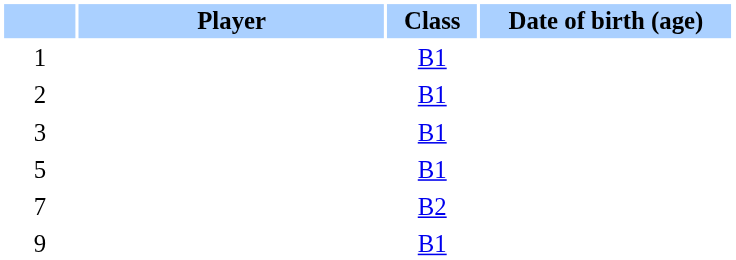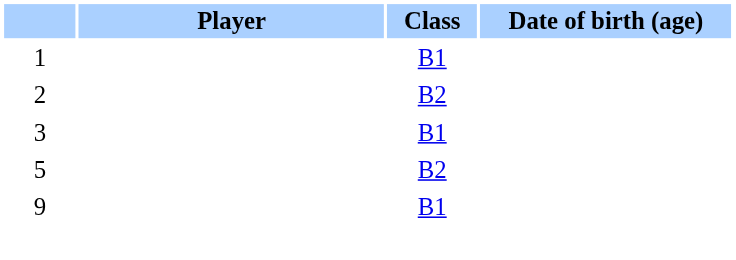(432, 95) B1 -> (432, 95) B2
(432, 169) B1 -> (432, 169) B2
- row: (40, 206)
